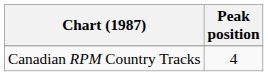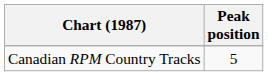(234, 58) 4 -> (234, 58) 5
